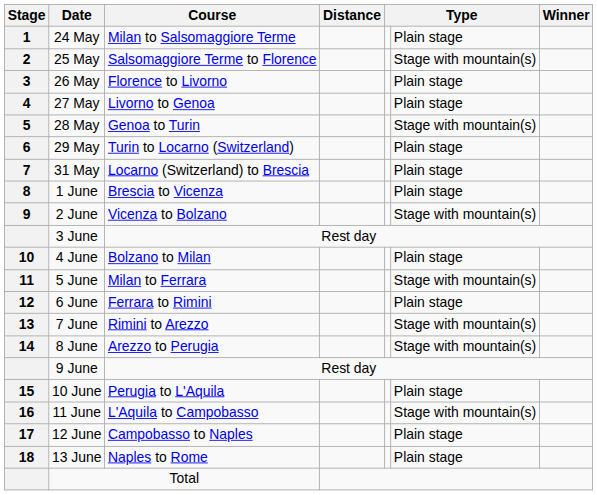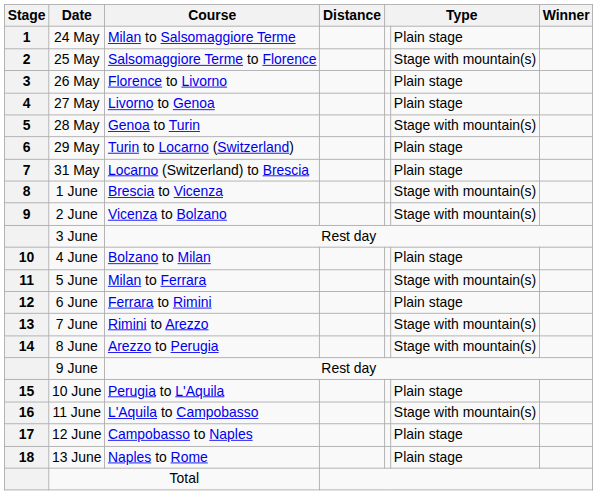(428, 192) Plain stage -> (465, 192) Stage with mountain(s)
